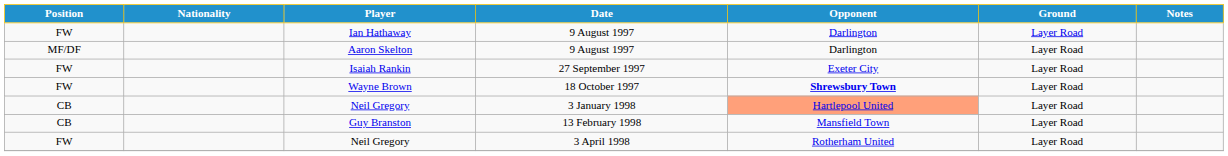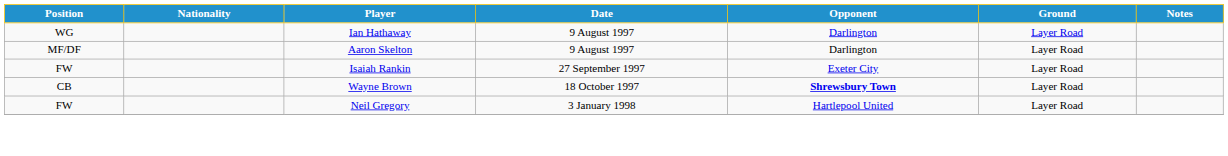(64, 32) FW -> (64, 32) WG
(64, 87) FW -> (64, 87) CB
(64, 105) CB -> (64, 105) FW
(853, 105) lightsalmon background -> (853, 105) no background
- row: (380, 123)
- row: (380, 142)
